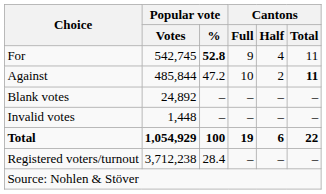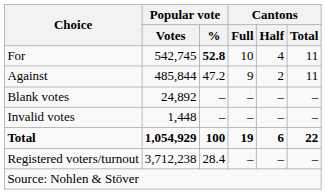(250, 55) 9 -> (247, 55) 10
(247, 76) 10 -> (250, 76) 9
(312, 76) bold -> (312, 76) normal
